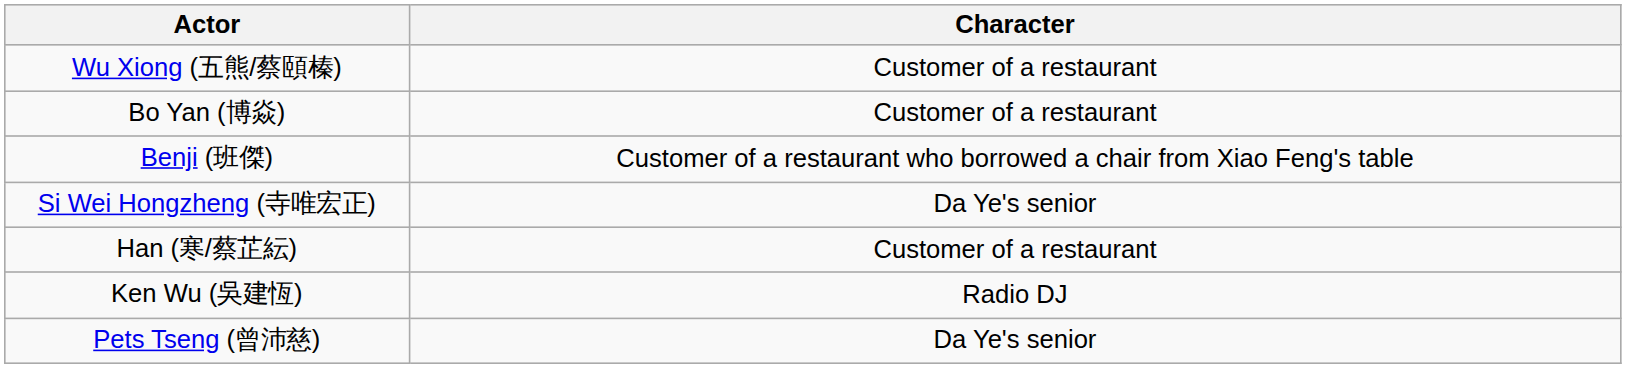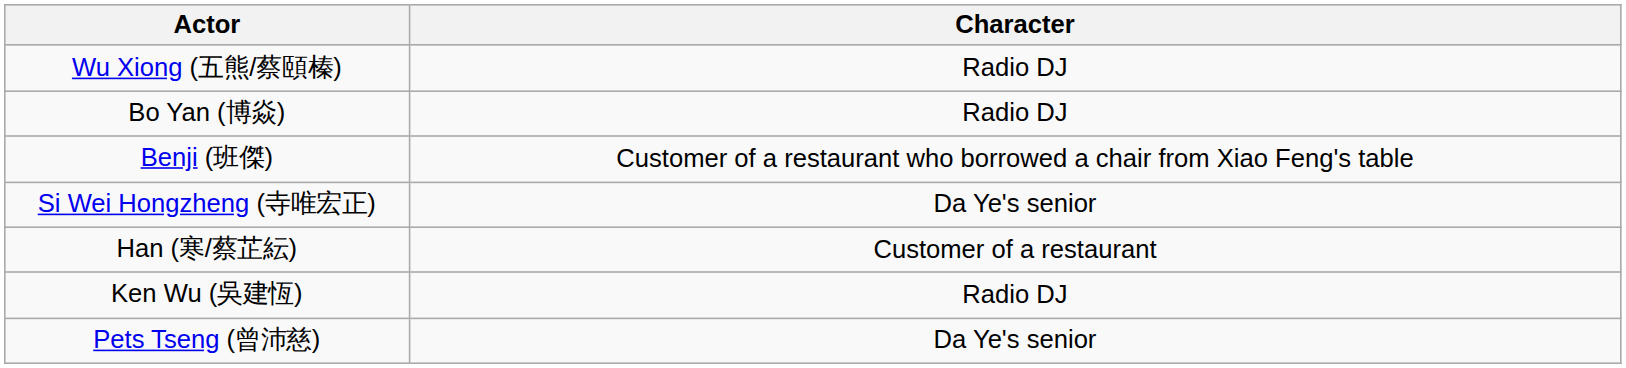(1015, 67) Customer of a restaurant -> (1015, 67) Radio DJ
(1015, 113) Customer of a restaurant -> (1015, 113) Radio DJ
